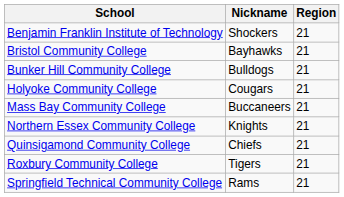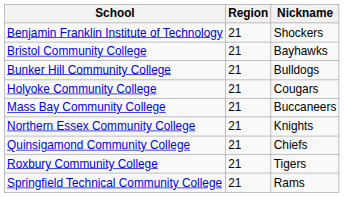columns swapped: (259, 13) <-> (316, 13)
